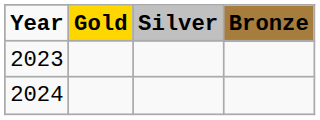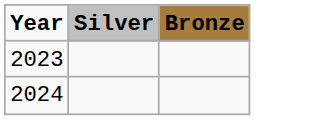- column: (101, 23)
